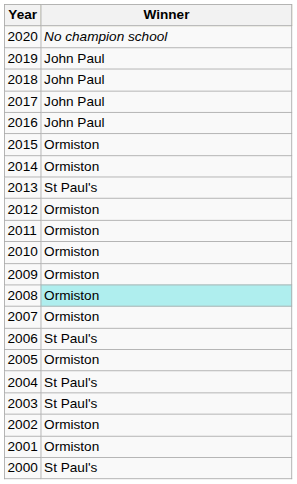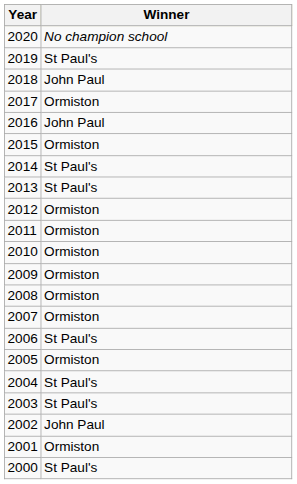(74, 58) John Paul -> (71, 58) St Paul's
(74, 101) John Paul -> (72, 101) Ormiston
(72, 166) Ormiston -> (71, 166) St Paul's
(72, 295) paleturquoise background -> (72, 295) no background
(72, 425) Ormiston -> (74, 425) John Paul
